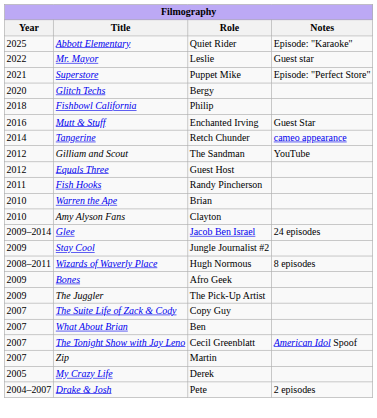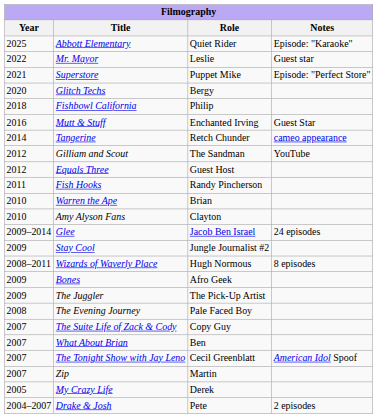+ row: (98, 311)
